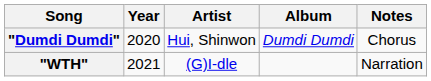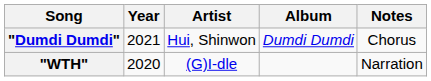(144, 40) 2020 -> (144, 40) 2021
(144, 64) 2021 -> (144, 64) 2020
